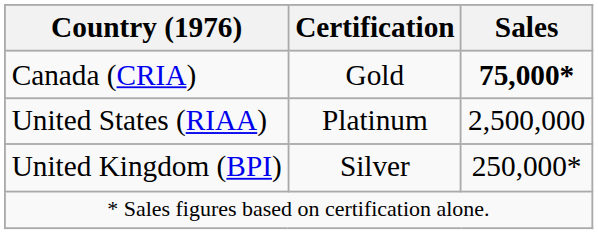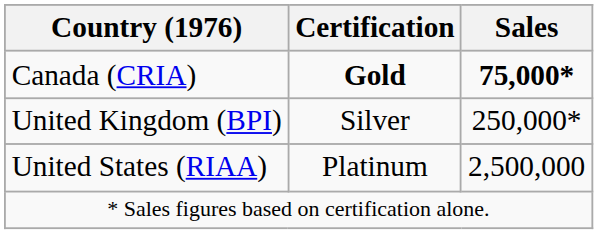(375, 74) normal -> (375, 74) bold
rows swapped: (147, 167) <-> (139, 120)
